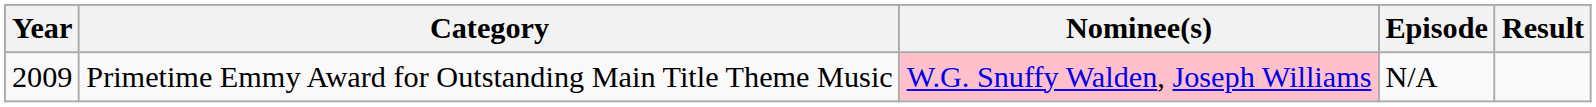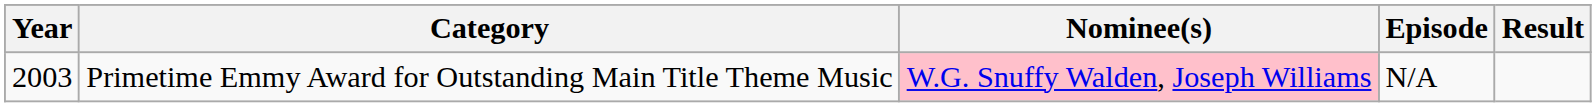(42, 76) 2009 -> (42, 76) 2003
